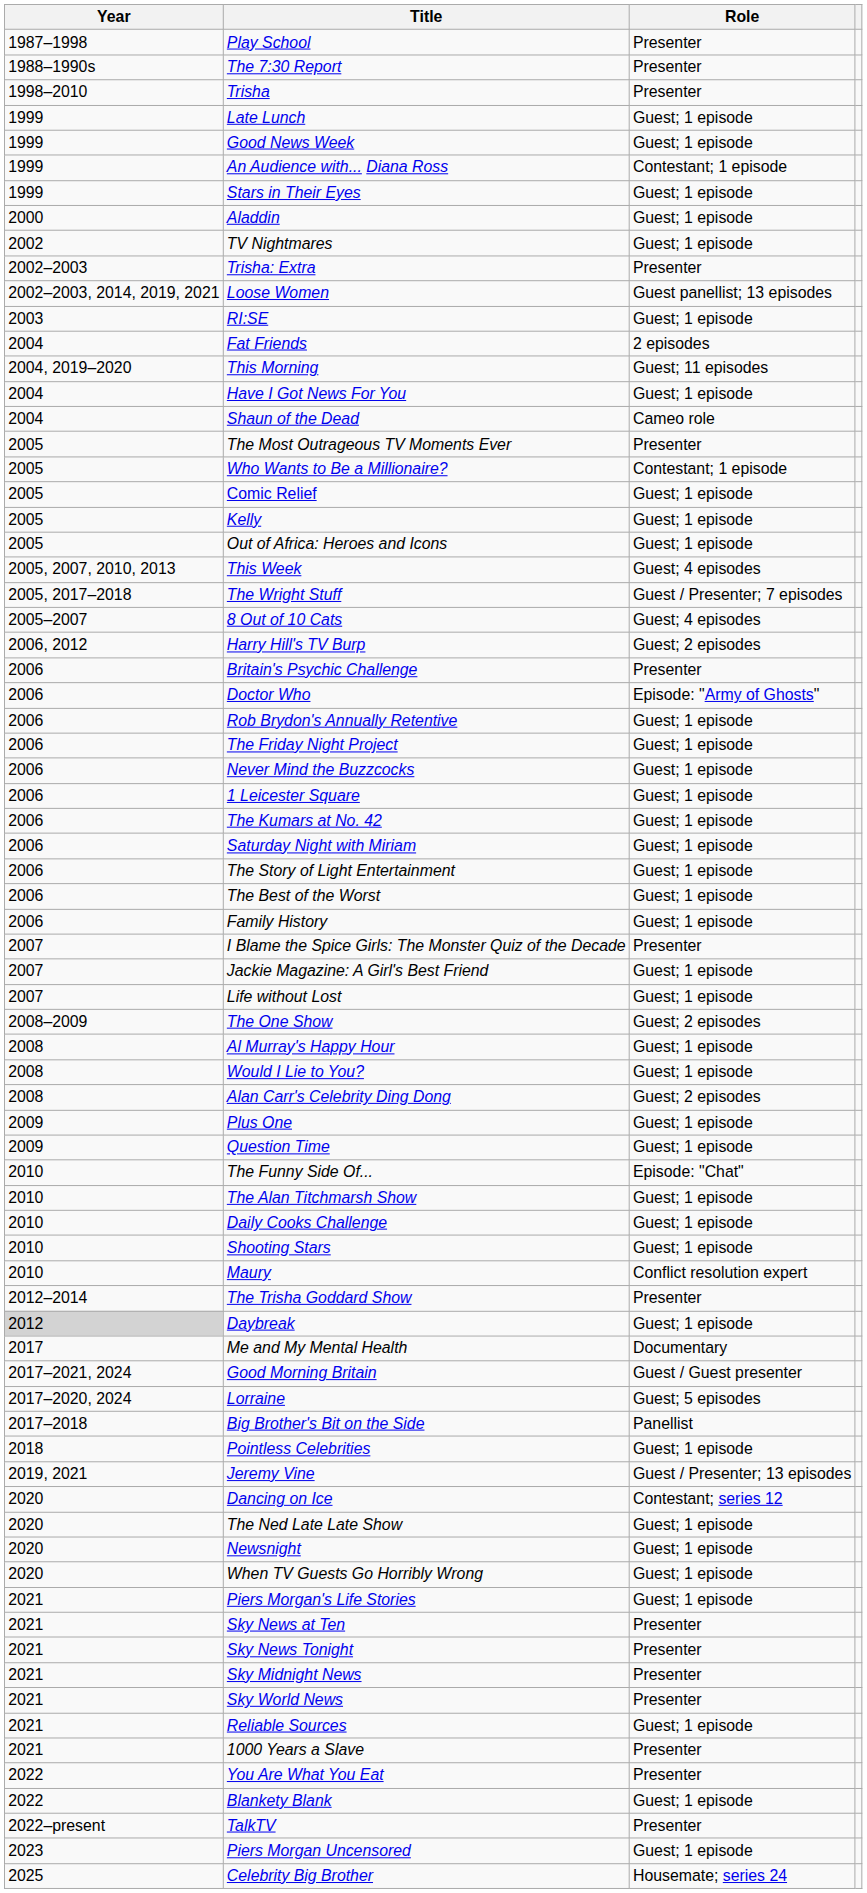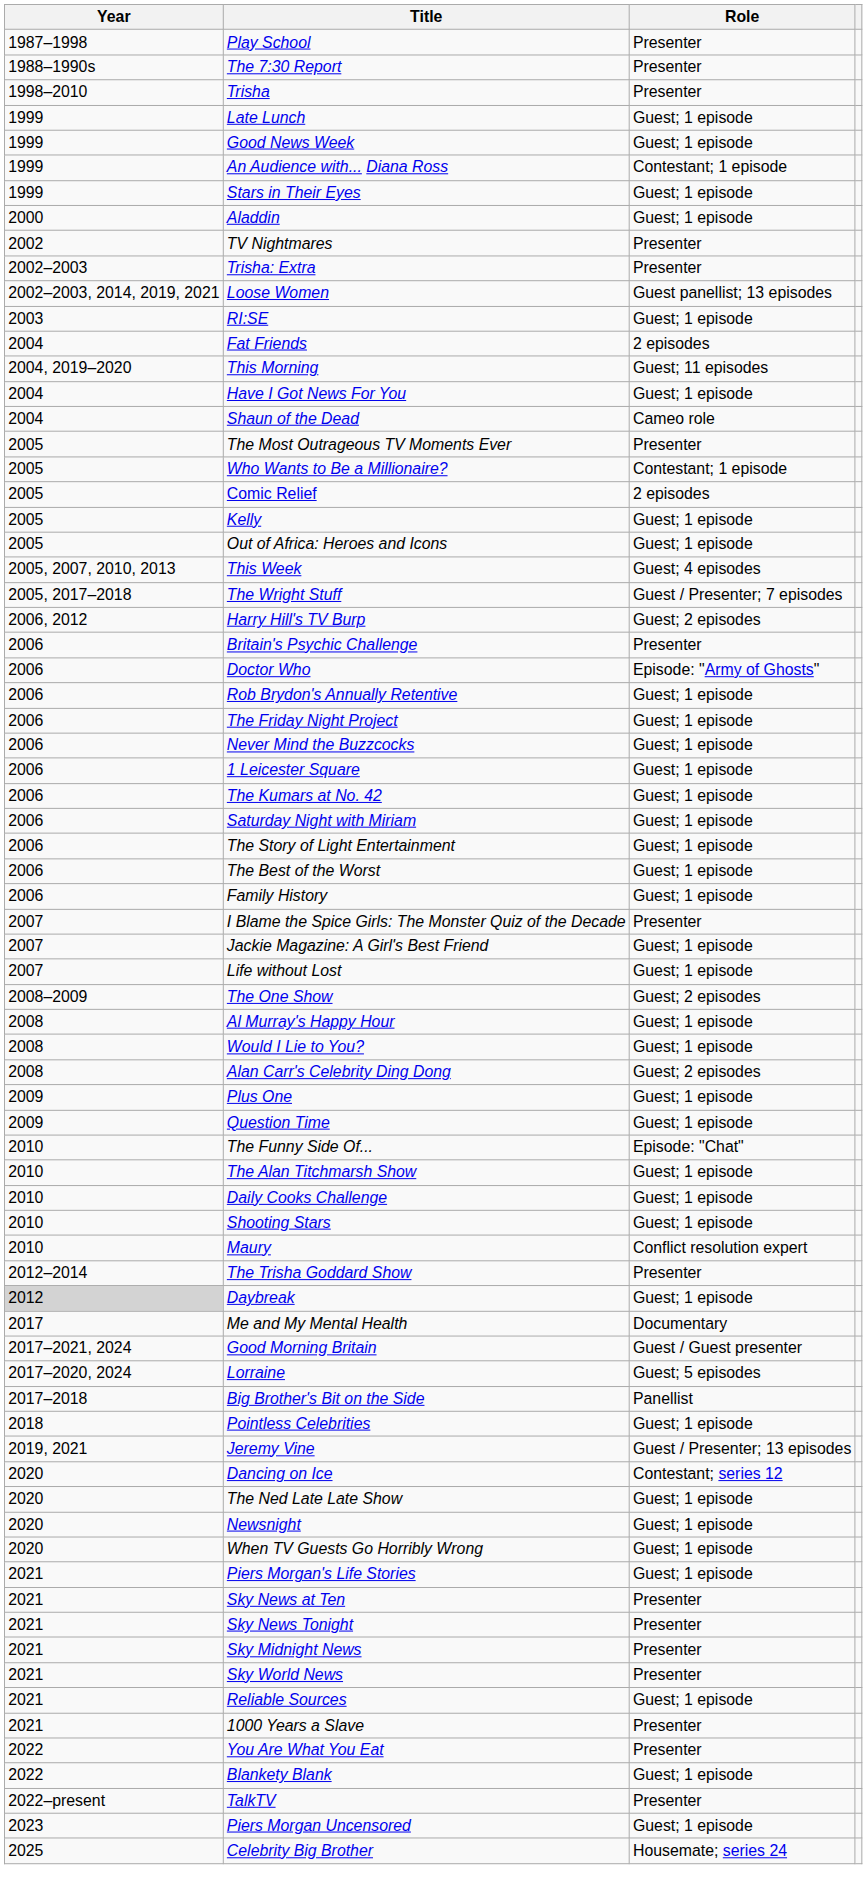(693, 243) Guest; 1 episode -> (667, 243) Presenter
(693, 494) Guest; 1 episode -> (671, 494) 2 episodes
- row: (285, 619)
